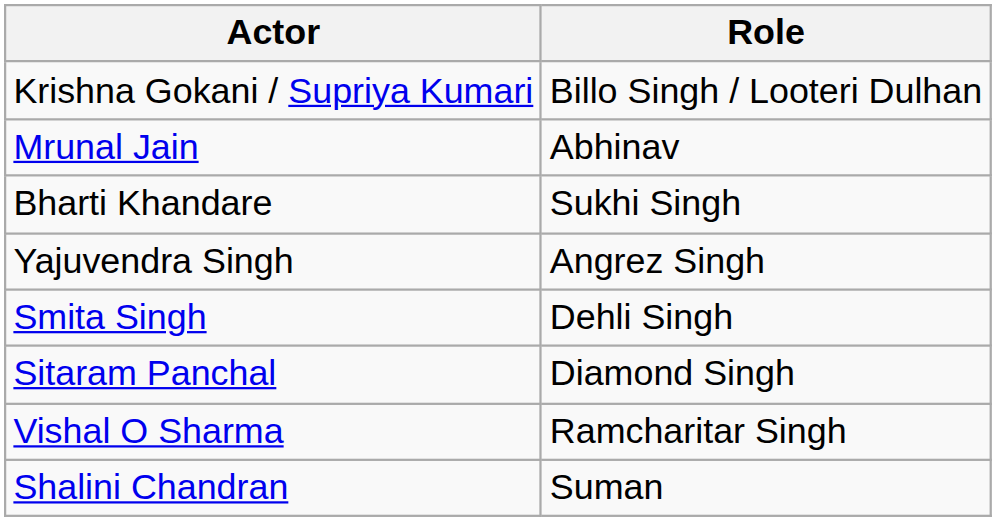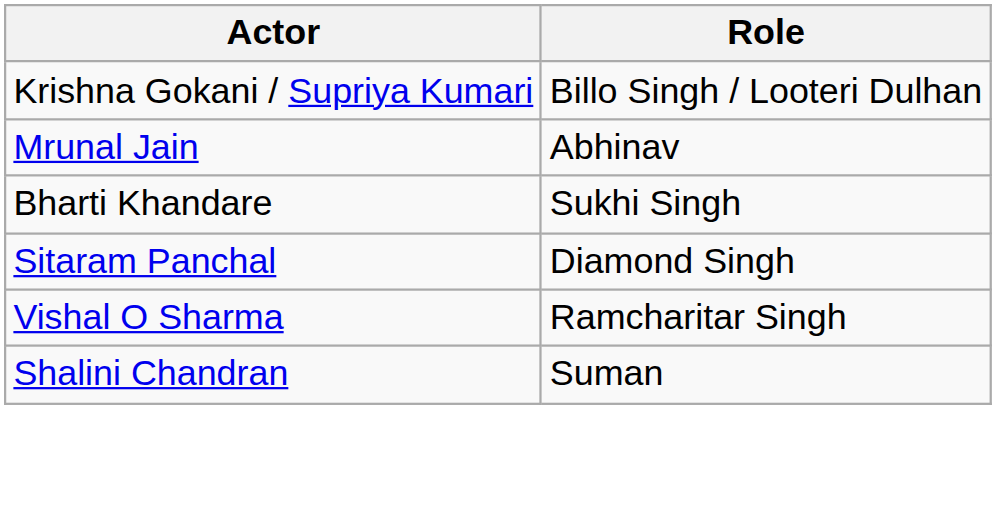- row: (154, 260)
- row: (110, 317)
